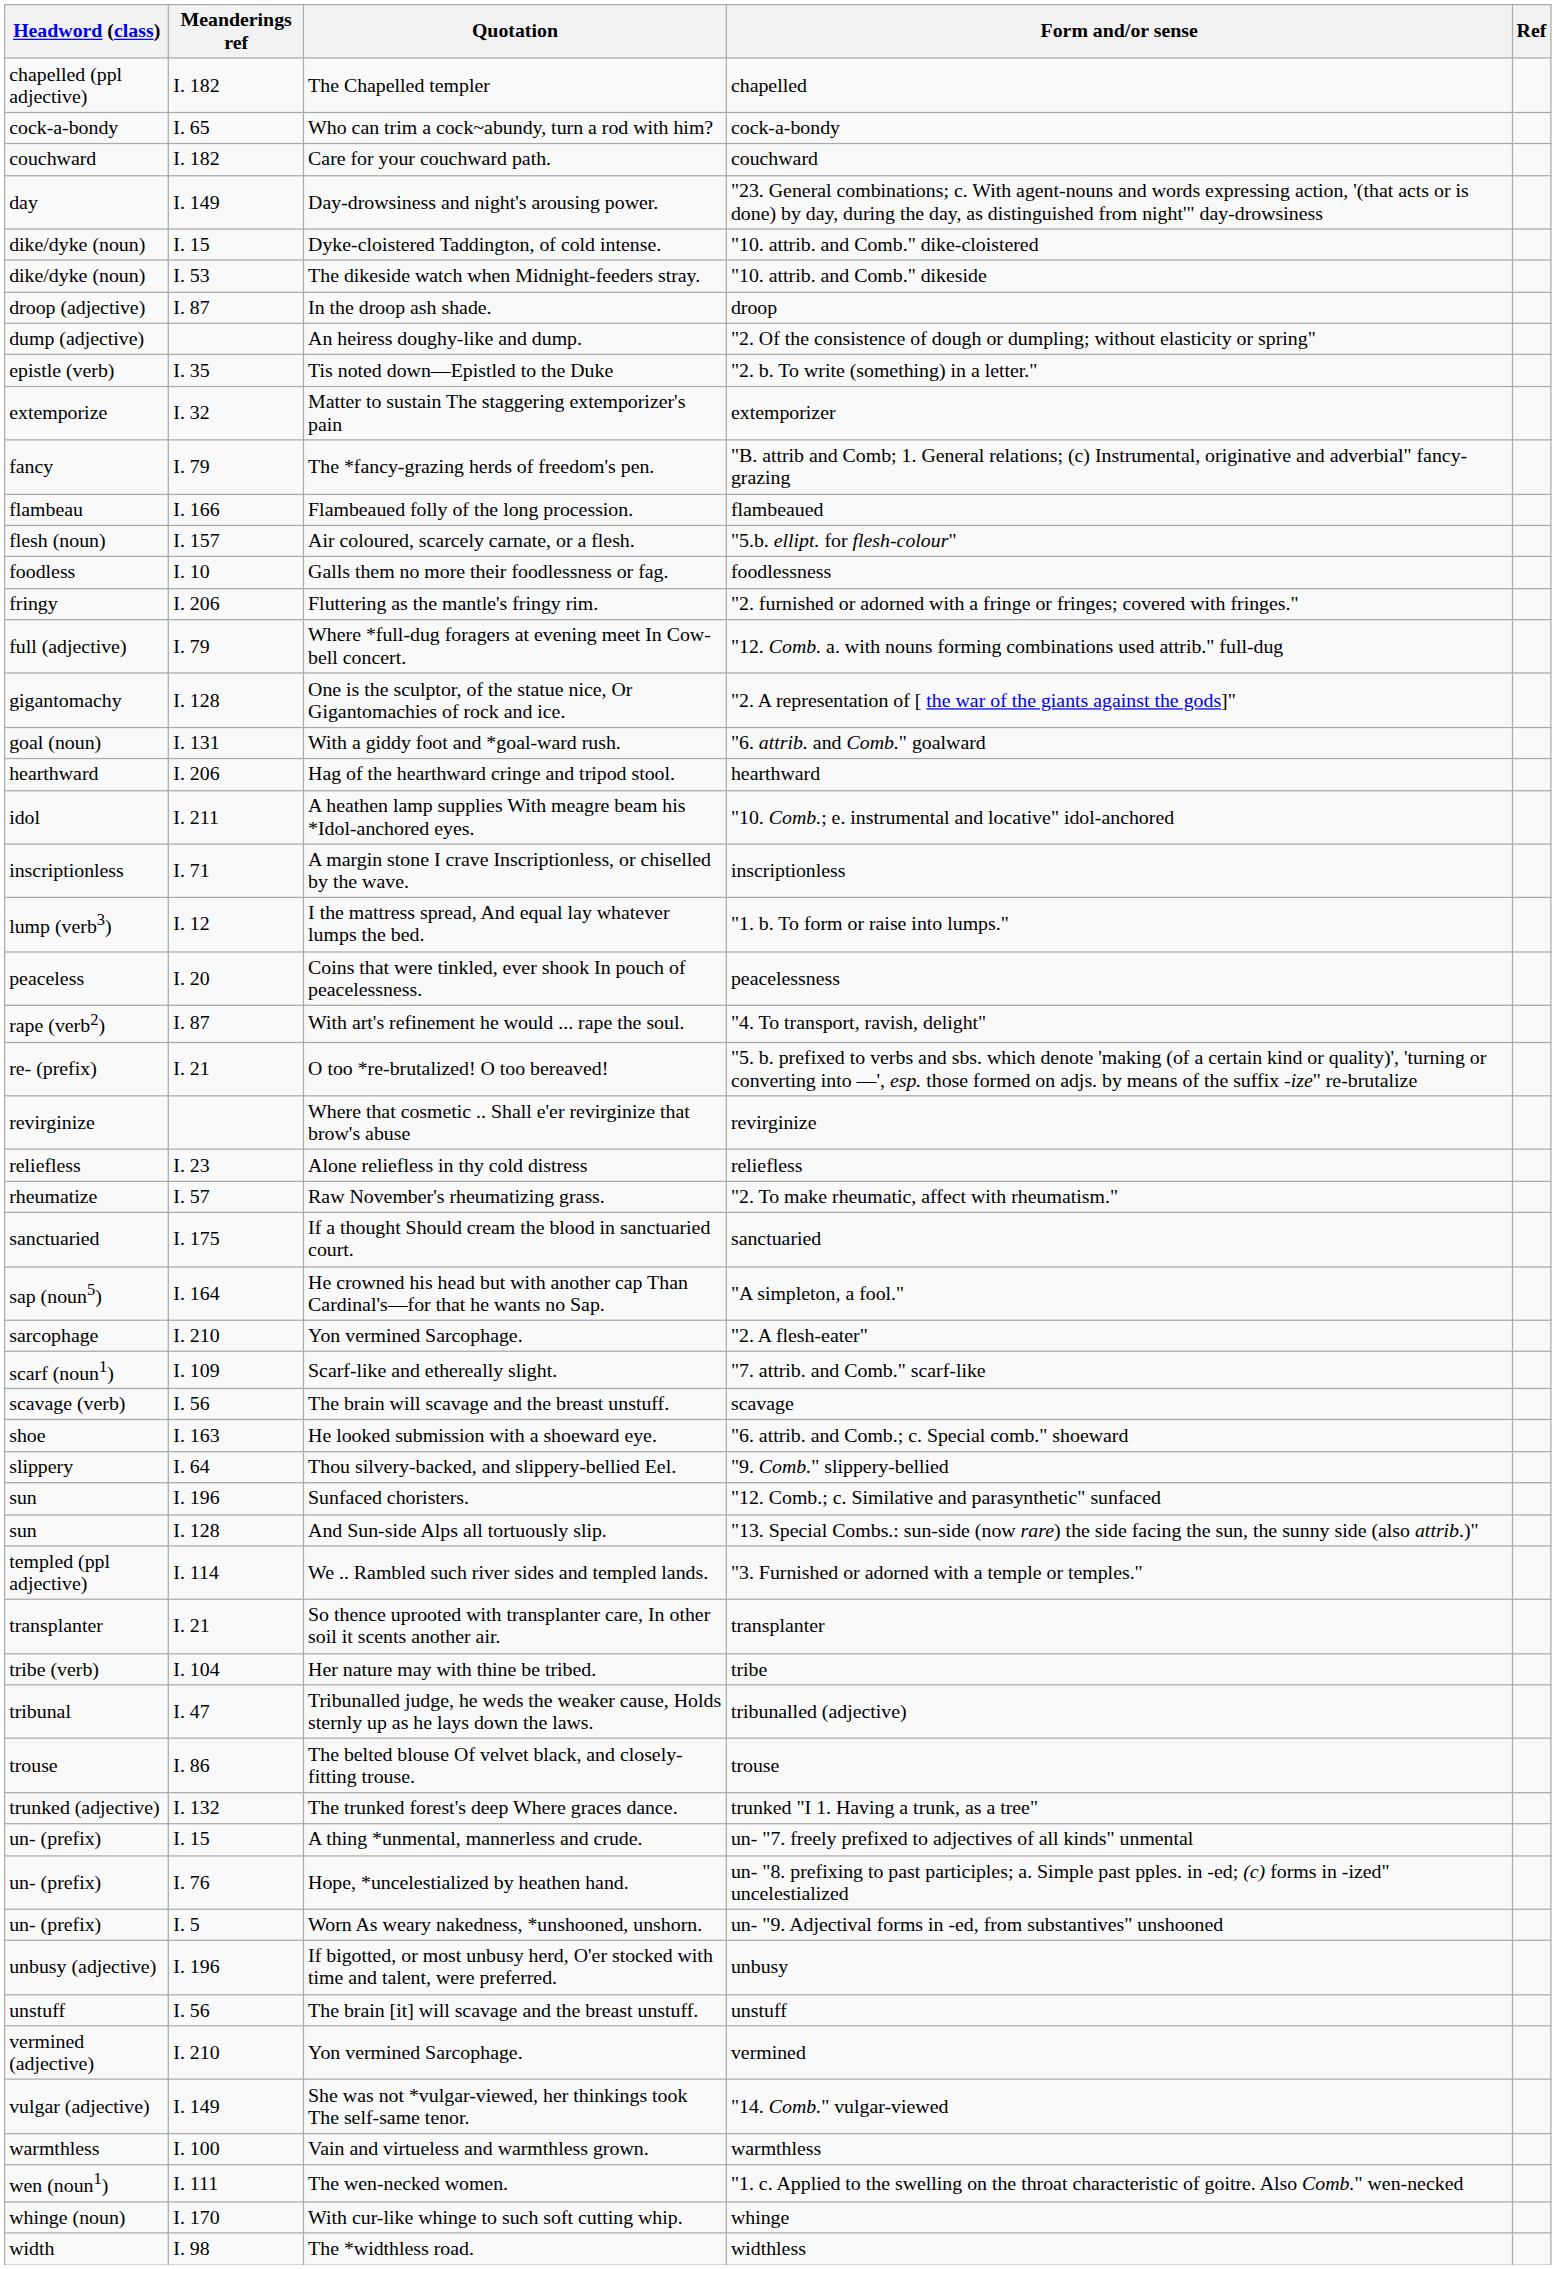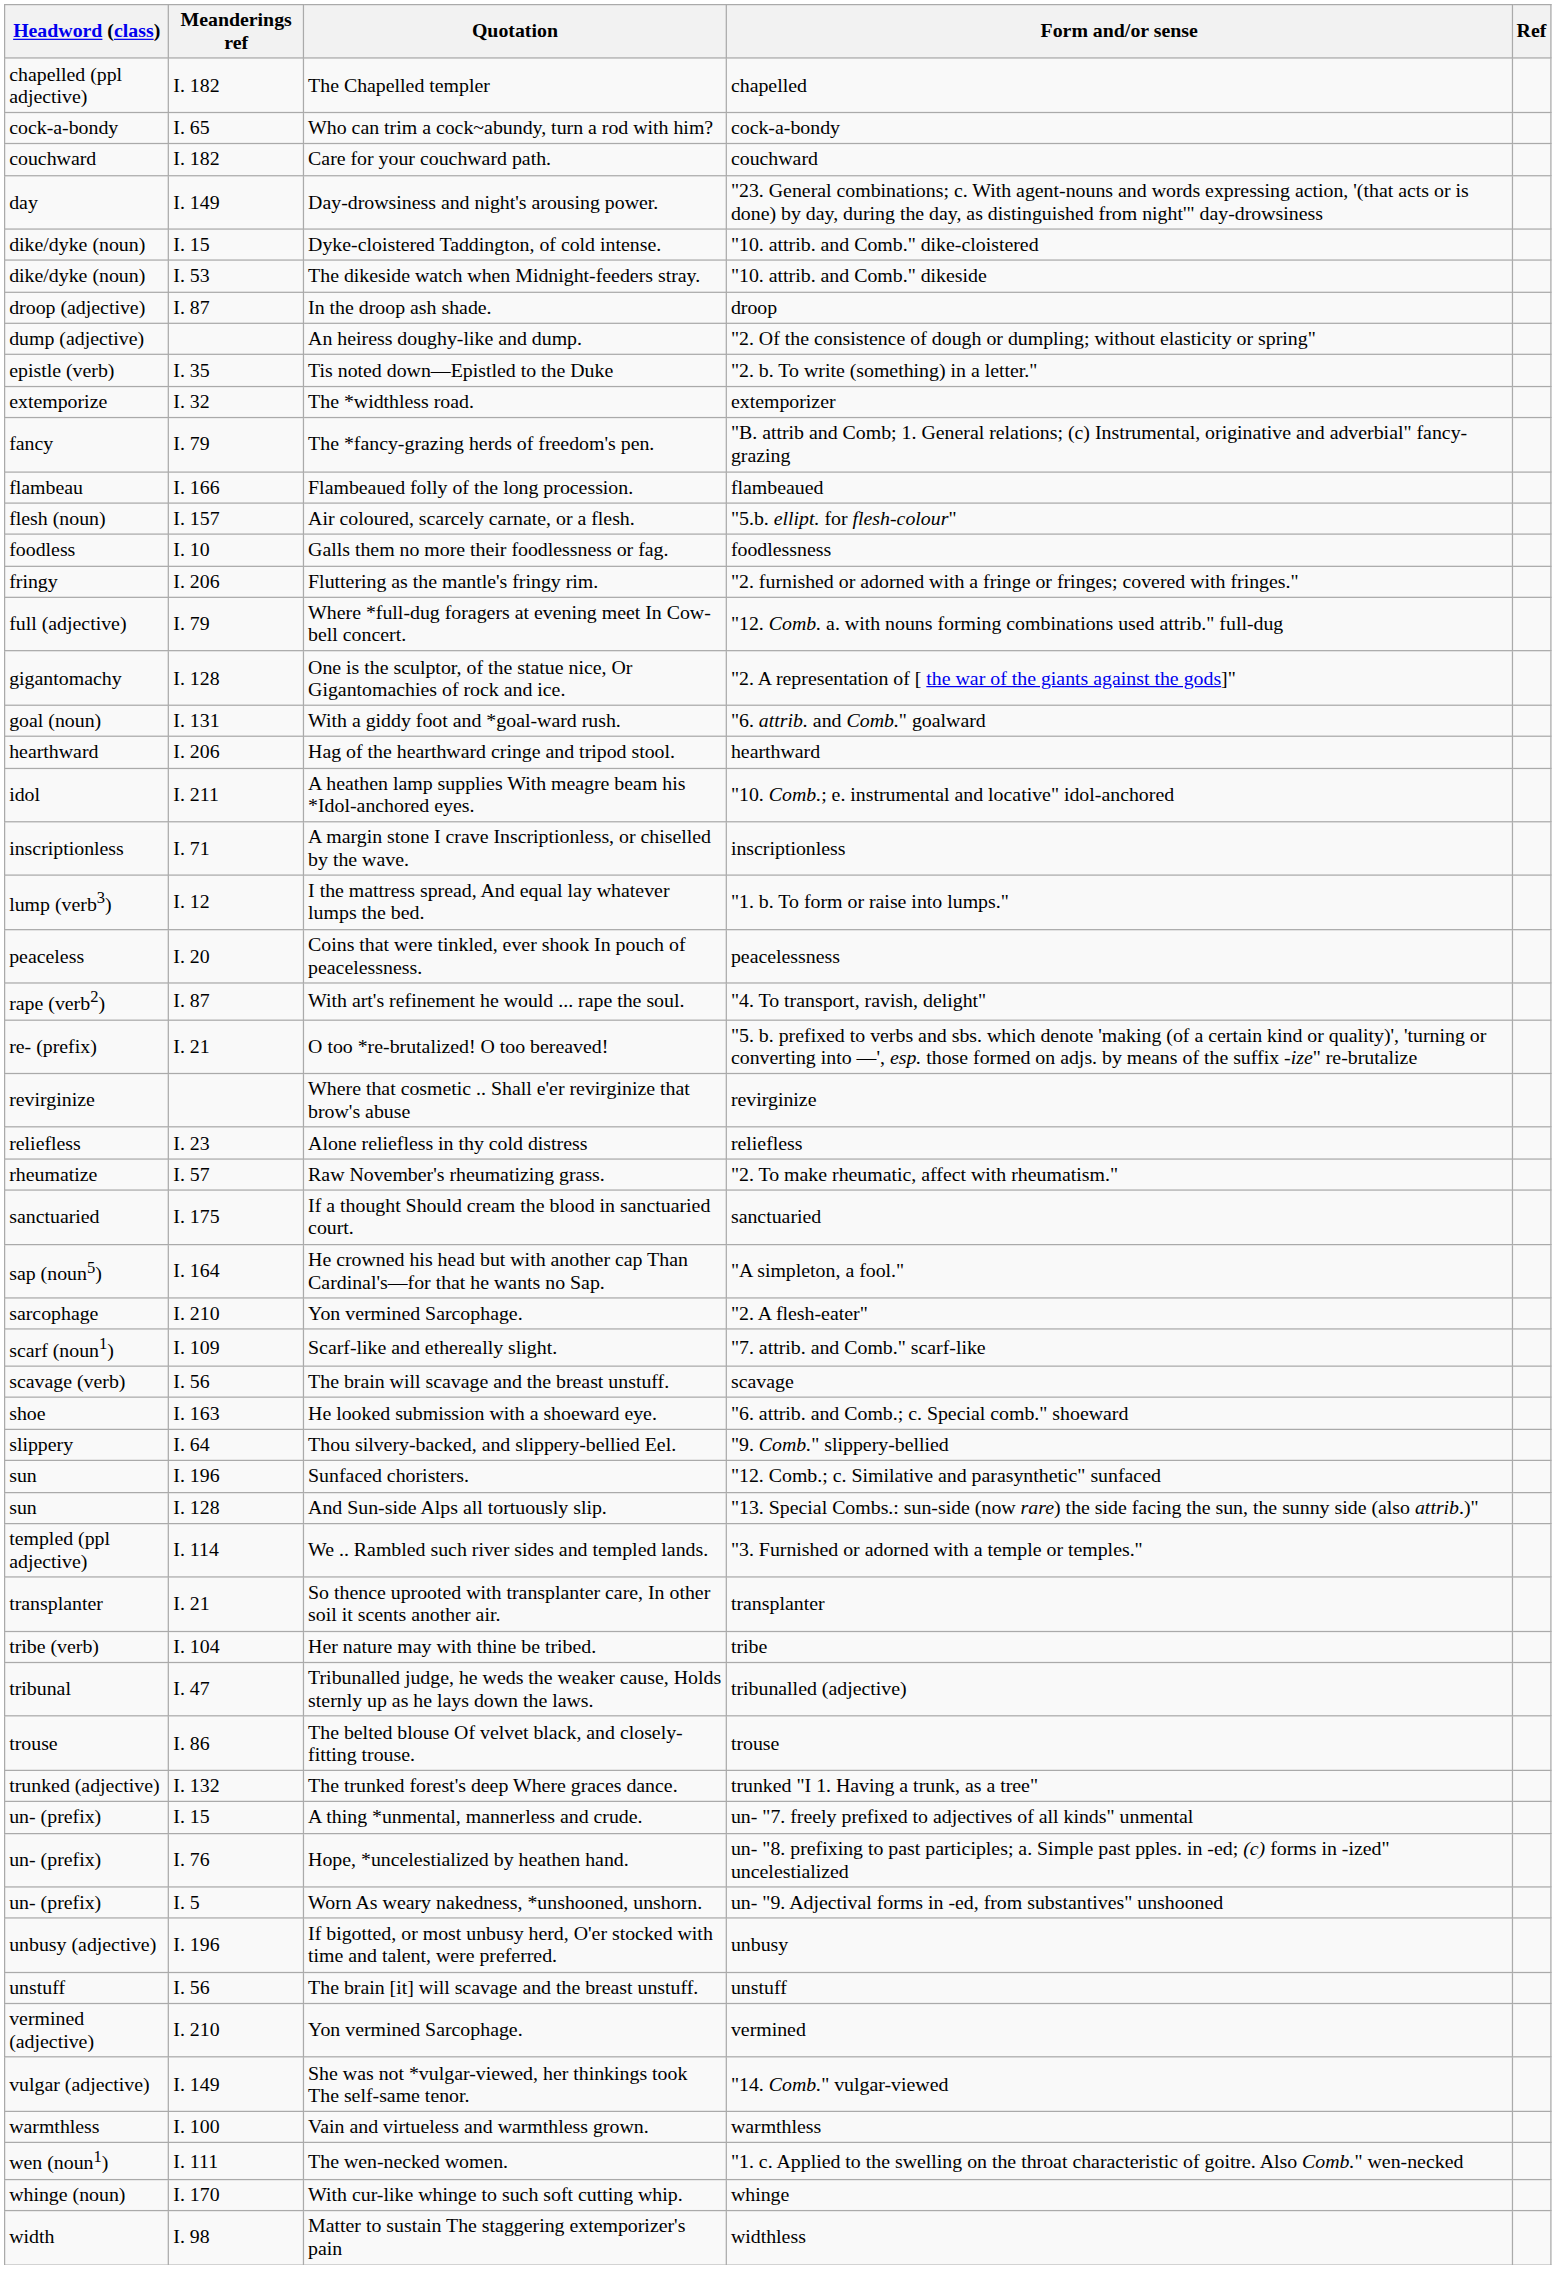(497, 413) Matter to sustain The staggering extemporizer's pain -> (391, 401) The *widthless road.
(391, 2248) The *widthless road. -> (497, 2237) Matter to sustain The staggering extemporizer's pain
